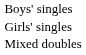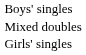rows swapped: (38, 26) <-> (43, 44)
